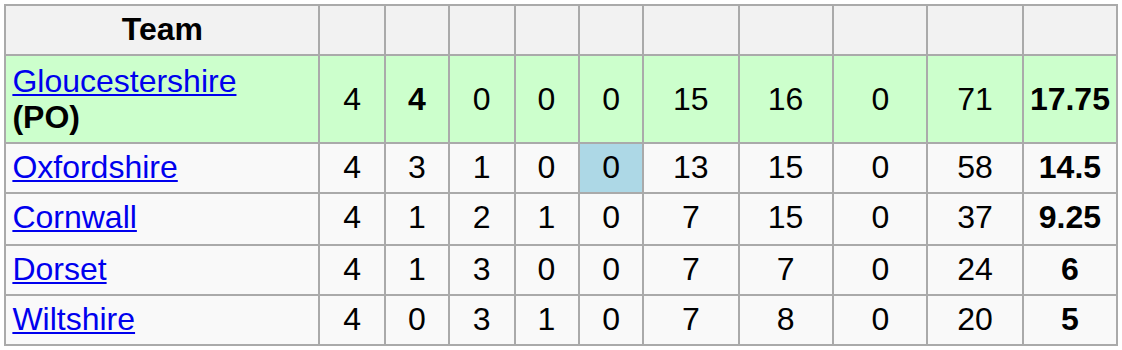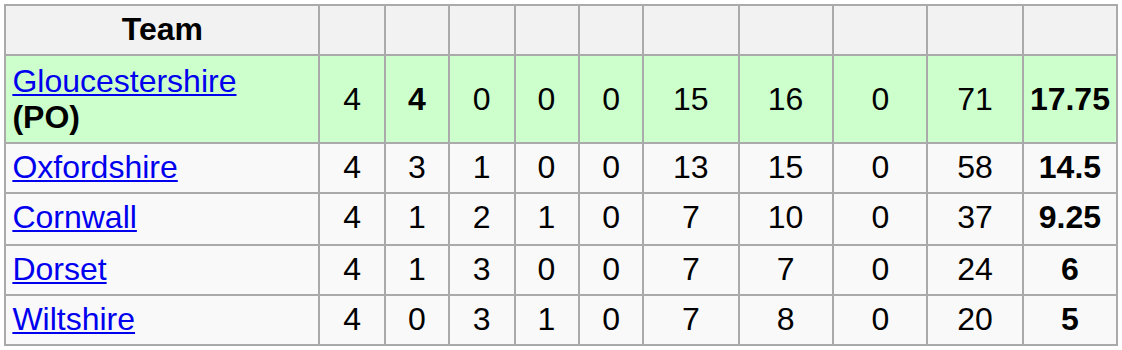(611, 167) lightblue background -> (611, 167) no background
(786, 218) 15 -> (786, 218) 10
